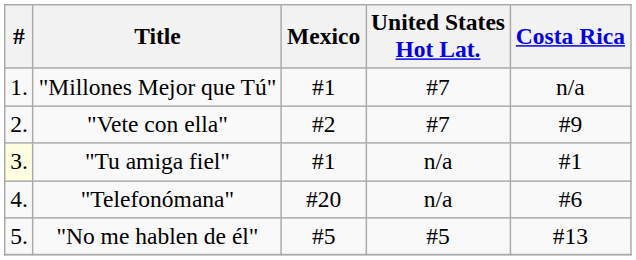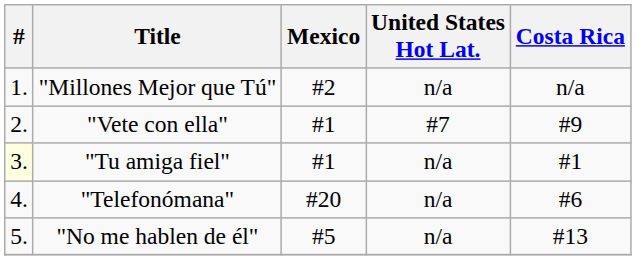(324, 86) #1 -> (324, 86) #2
(438, 86) #7 -> (438, 86) n/a
(324, 124) #2 -> (324, 124) #1
(438, 236) #5 -> (438, 236) n/a
